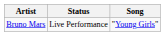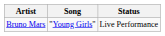columns swapped: (135, 10) <-> (79, 10)
